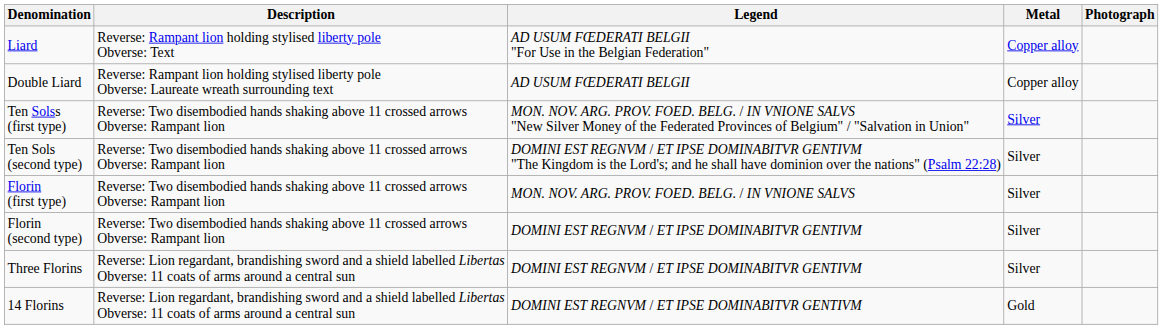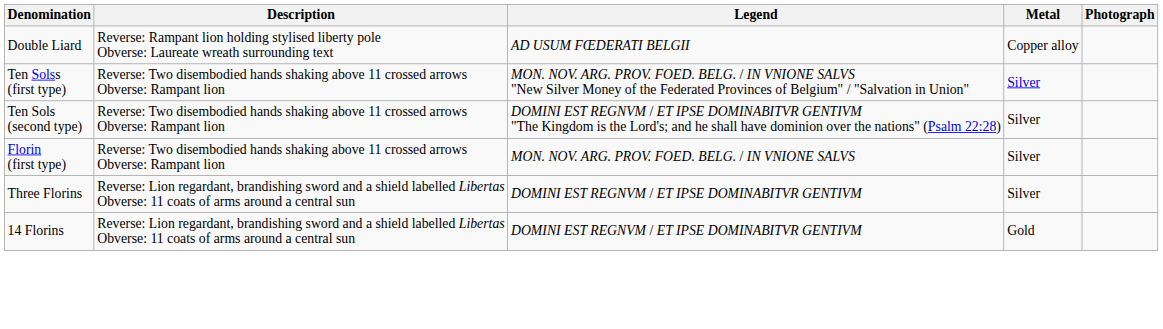- row: (23, 44)
- row: (45, 231)
